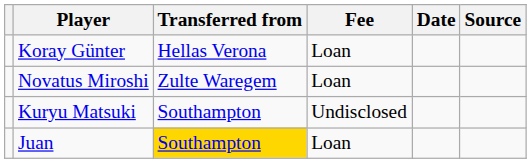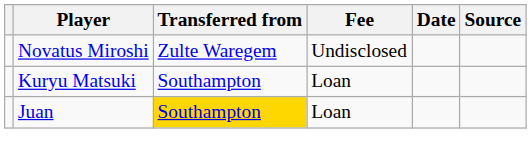- row: (71, 50)
(331, 81) Loan -> (359, 50) Undisclosed
(359, 111) Undisclosed -> (331, 81) Loan
